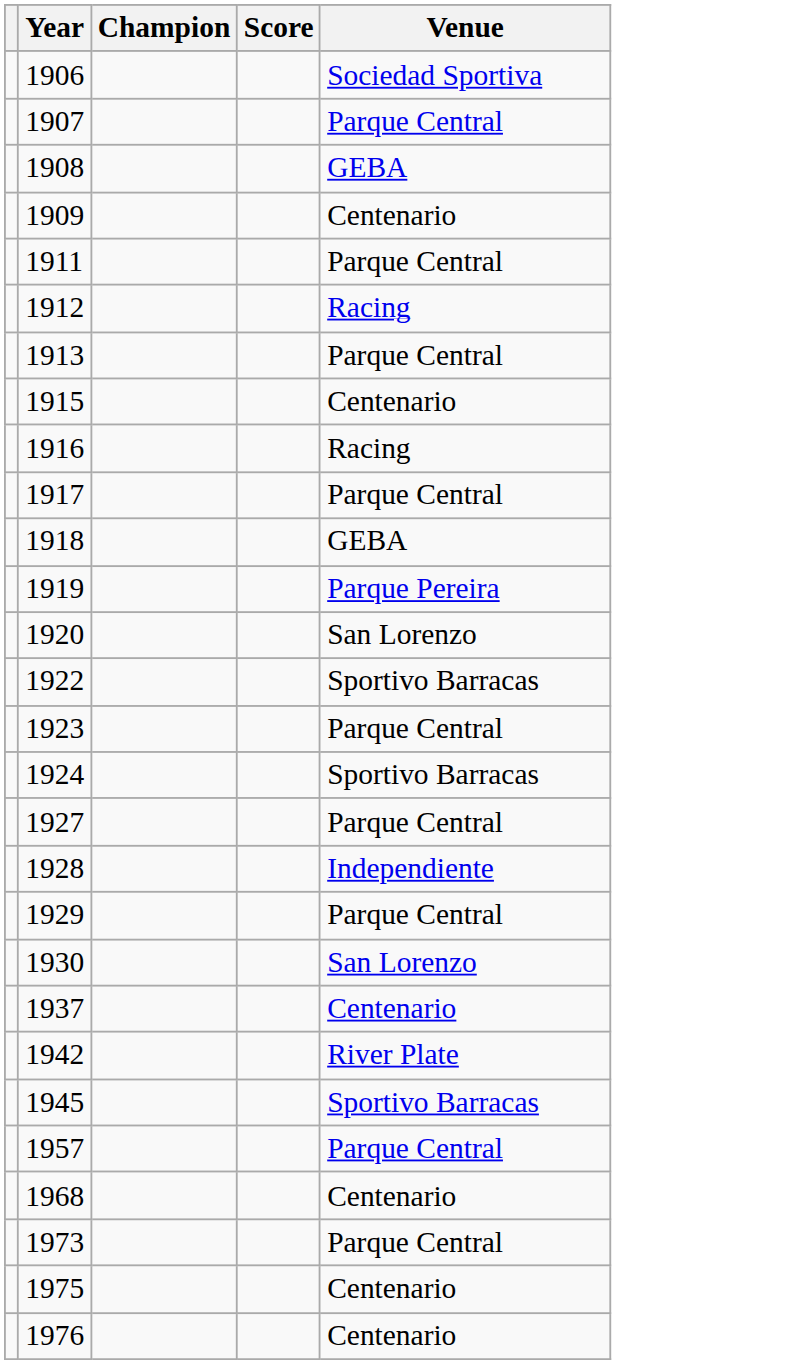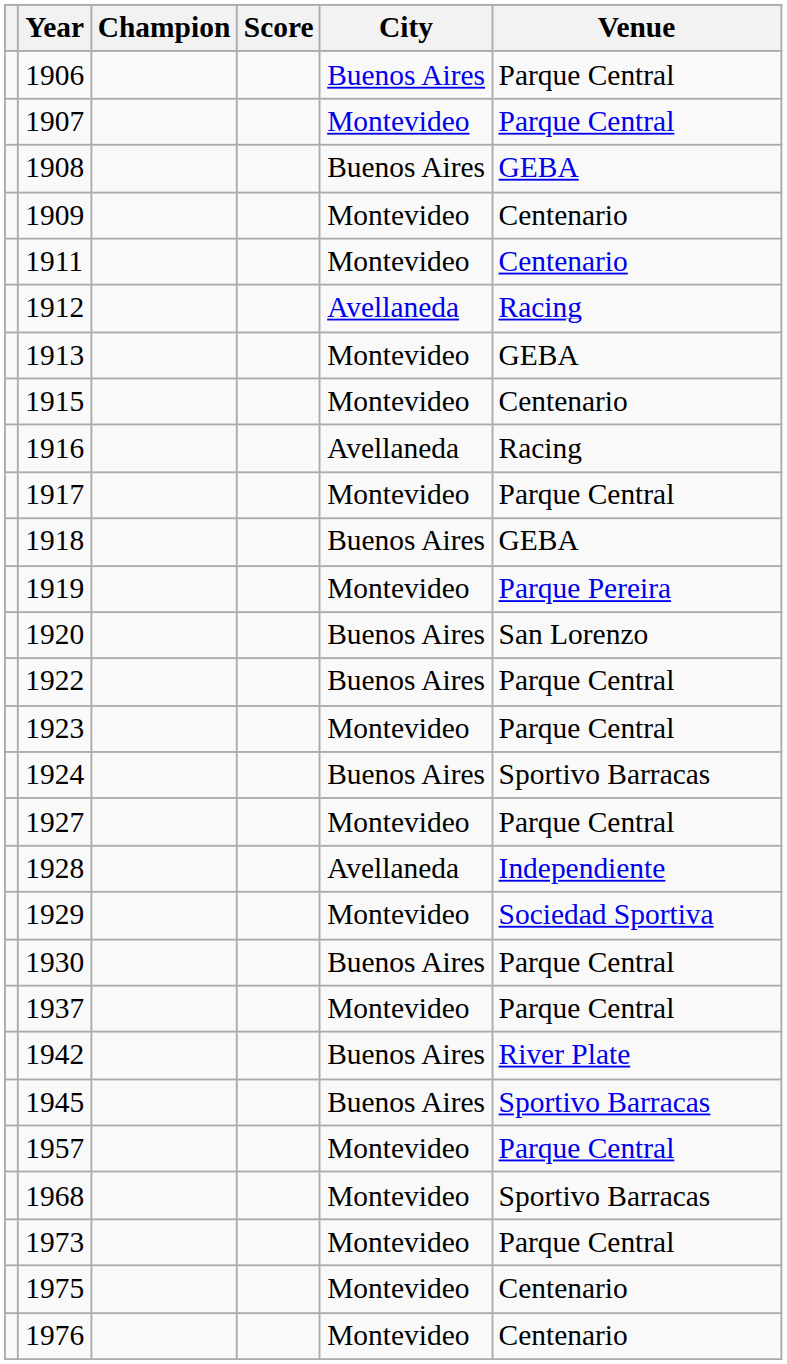+ column: (406, 27)
(435, 74) Sociedad Sportiva -> (586, 74) Parque Central
(415, 261) Parque Central -> (563, 261) Centenario
(415, 354) Parque Central -> (539, 354) GEBA
(433, 681) Sportivo Barracas -> (586, 681) Parque Central
(415, 914) Parque Central -> (606, 914) Sociedad Sportiva
(402, 961) San Lorenzo -> (586, 961) Parque Central
(392, 1008) Centenario -> (586, 1008) Parque Central
(392, 1195) Centenario -> (604, 1195) Sportivo Barracas
